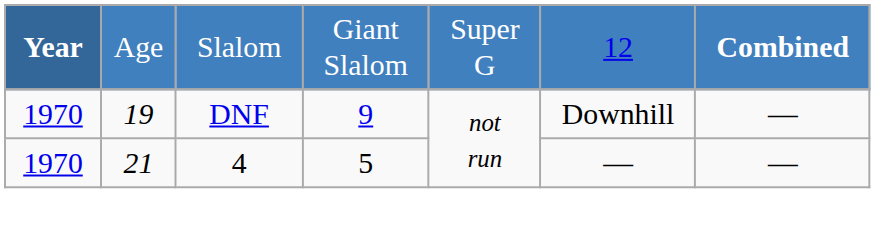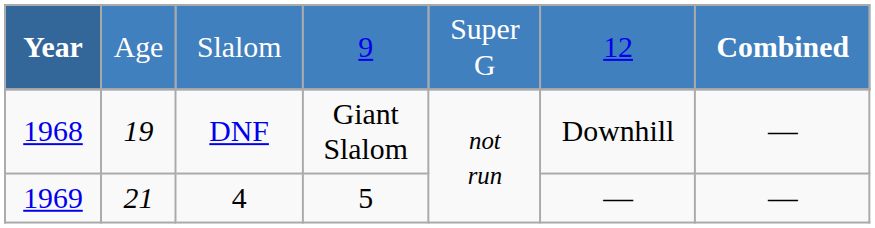(366, 46) Giant Slalom -> (366, 46) 9
(53, 113) 1970 -> (53, 131) 1968
(366, 113) 9 -> (366, 131) Giant Slalom
(53, 162) 1970 -> (53, 198) 1969
